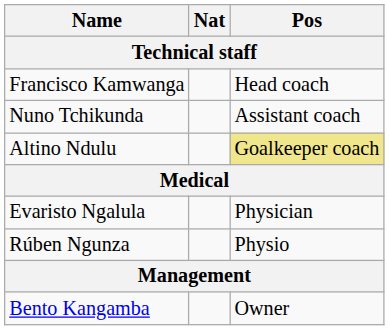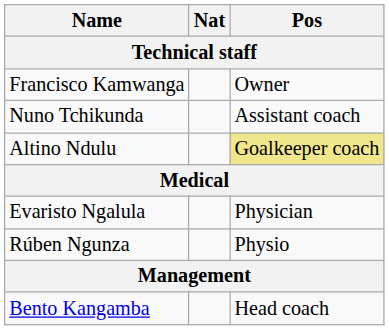(282, 84) Head coach -> (262, 84) Owner
(262, 308) Owner -> (282, 308) Head coach
